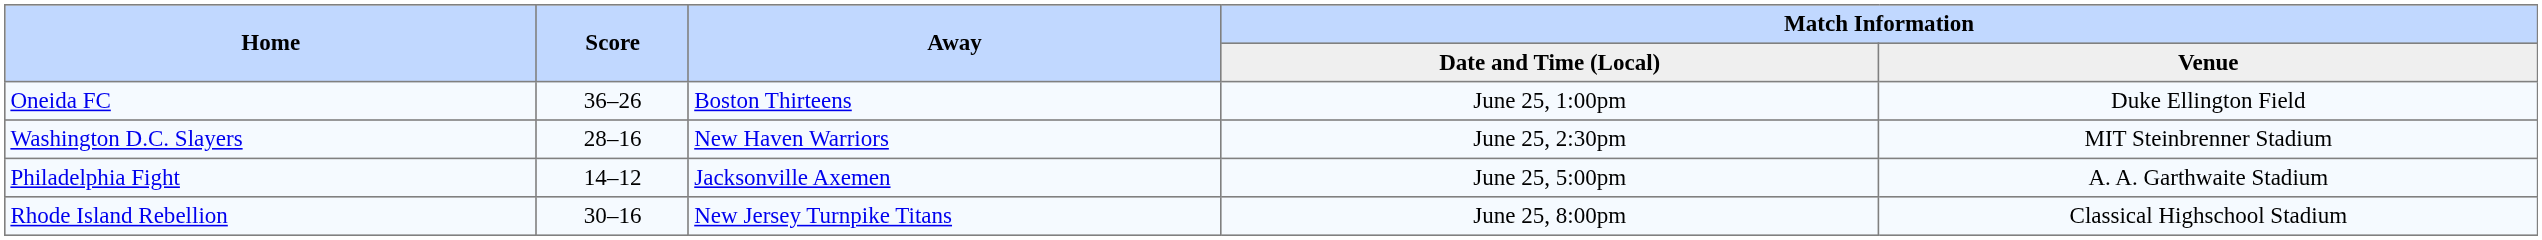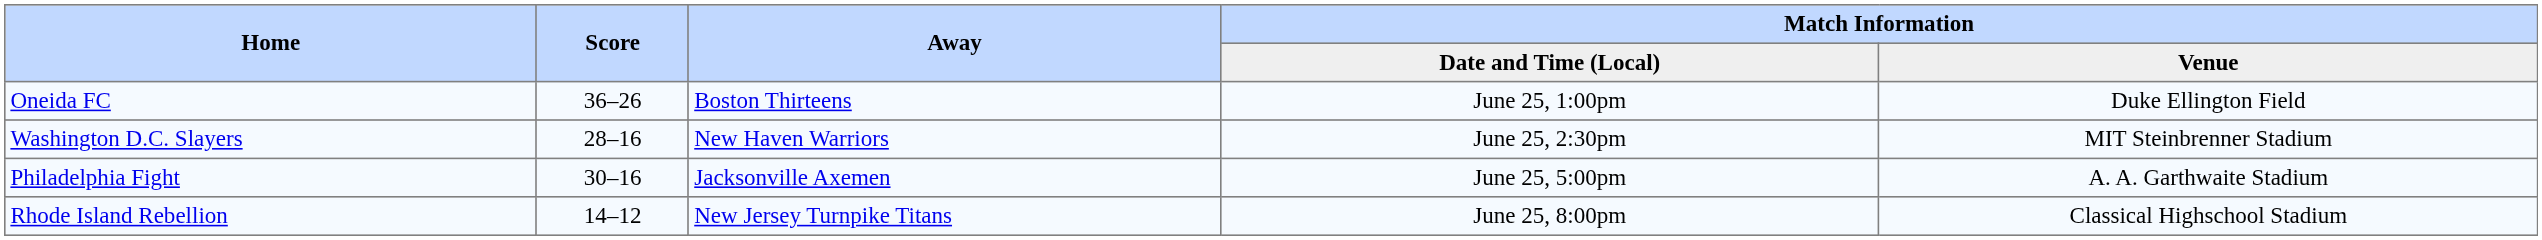(613, 177) 14–12 -> (613, 177) 30–16
(613, 215) 30–16 -> (613, 215) 14–12
